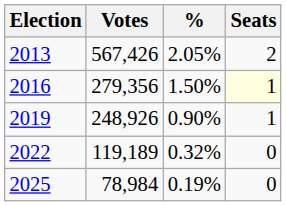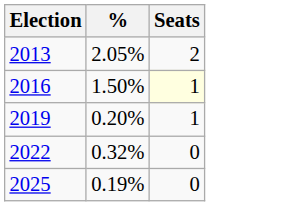- column: (125, 20)
(194, 119) 0.90% -> (118, 119) 0.20%
